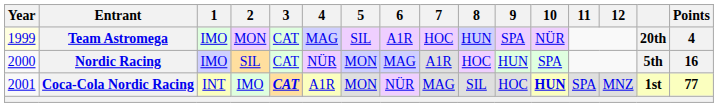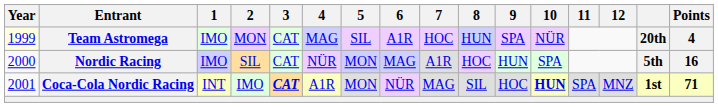(691, 84) 77 -> (691, 84) 71
